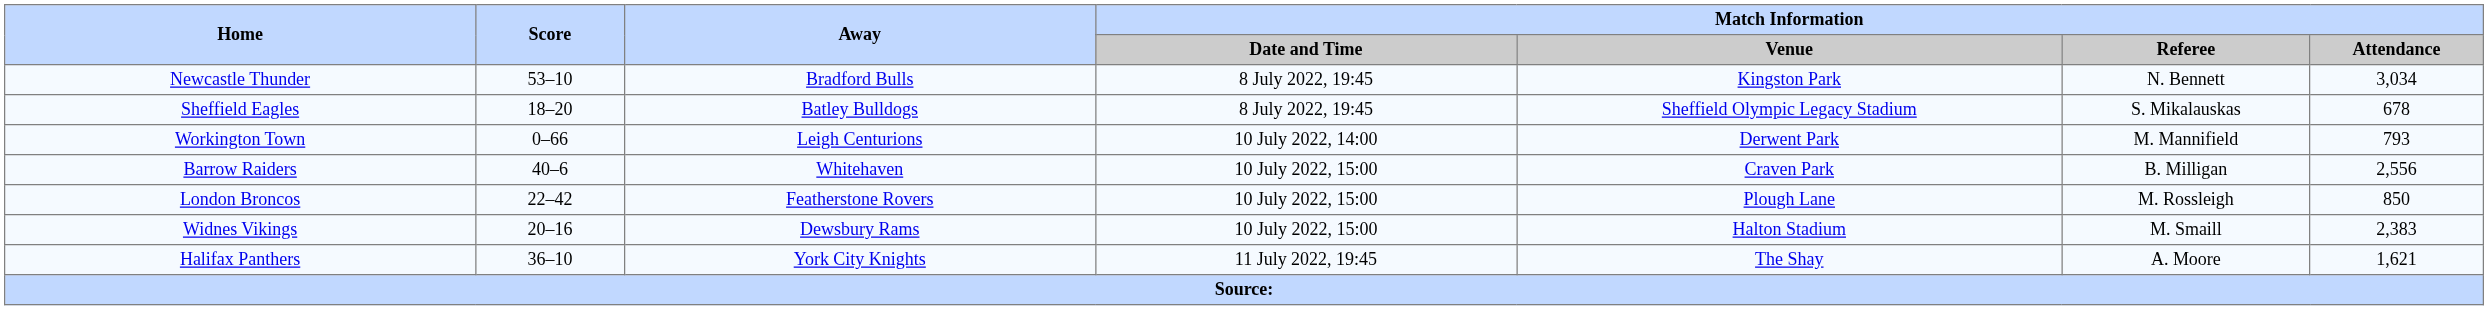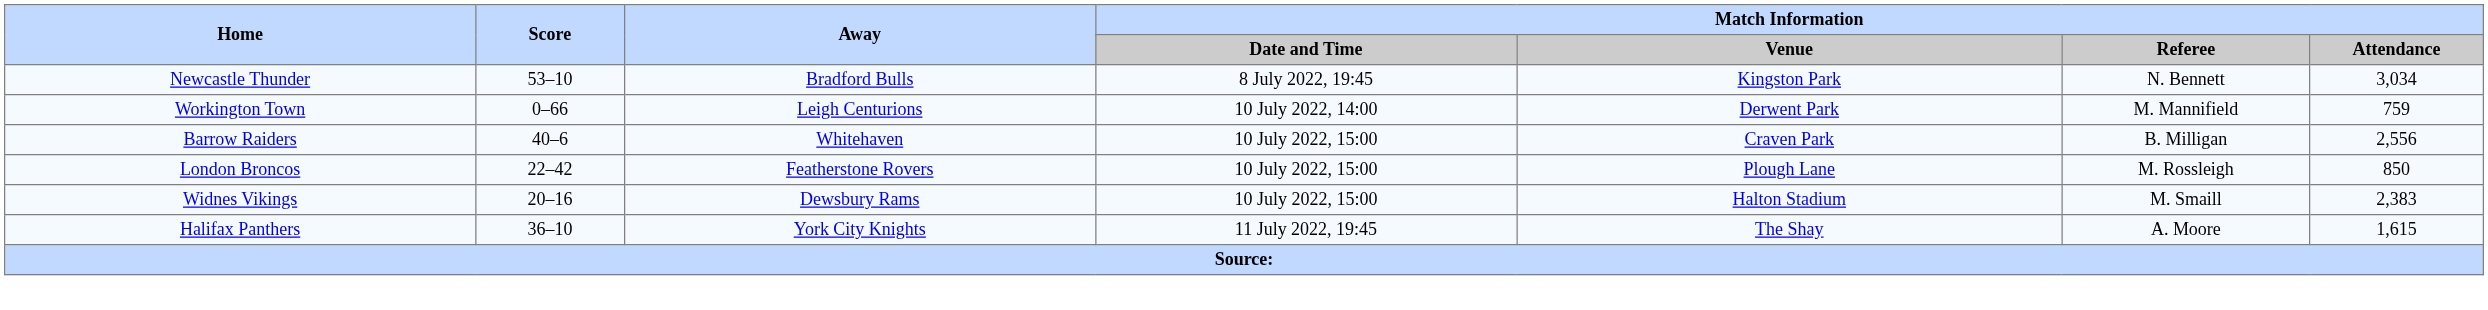- row: (240, 109)
(2397, 139) 793 -> (2397, 109) 759
(2397, 259) 1,621 -> (2397, 229) 1,615
